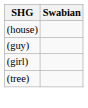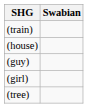+ row: (20, 29)
